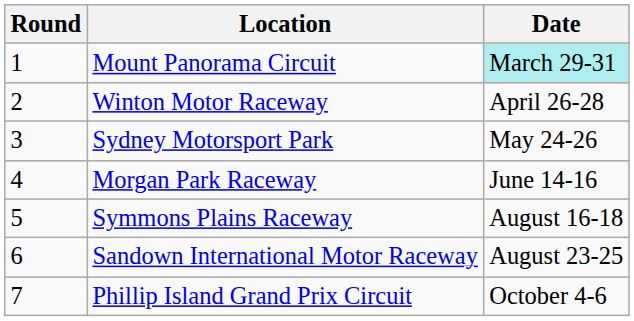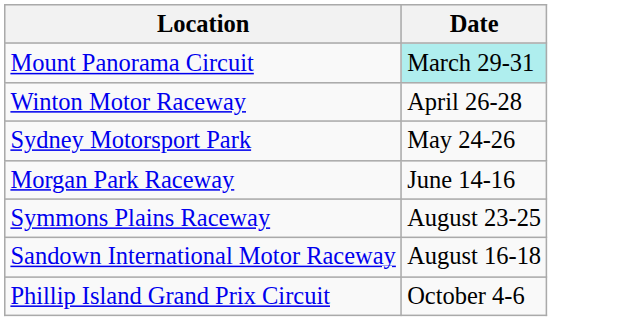- column: (46, 23)
(556, 218) August 16-18 -> (474, 218) August 23-25
(556, 256) August 23-25 -> (474, 256) August 16-18
